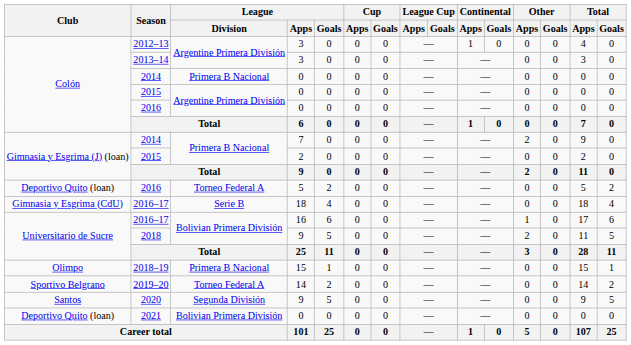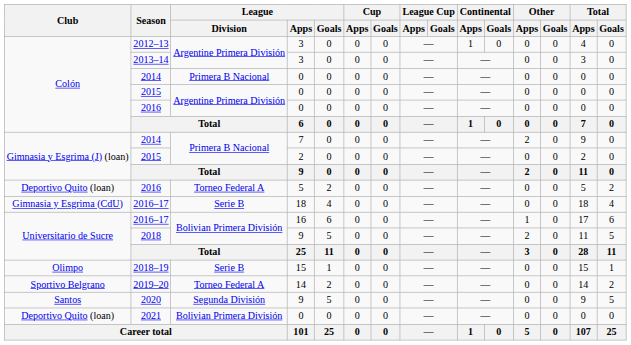(229, 268) Primera B Nacional -> (229, 268) Serie B
